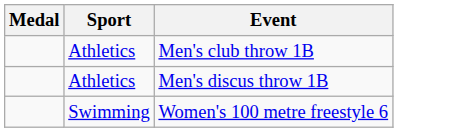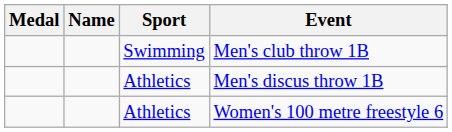+ column: (91, 20)
(102, 50) Athletics -> (164, 50) Swimming
(109, 112) Swimming -> (157, 112) Athletics
